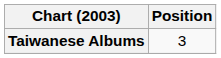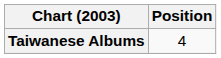(182, 41) 3 -> (182, 41) 4
